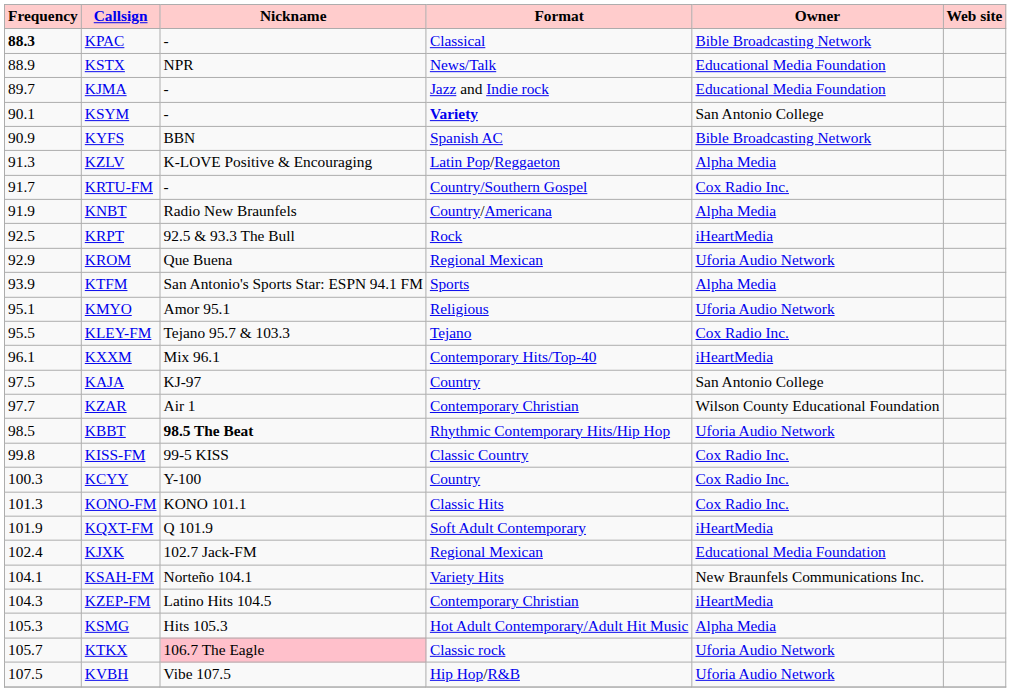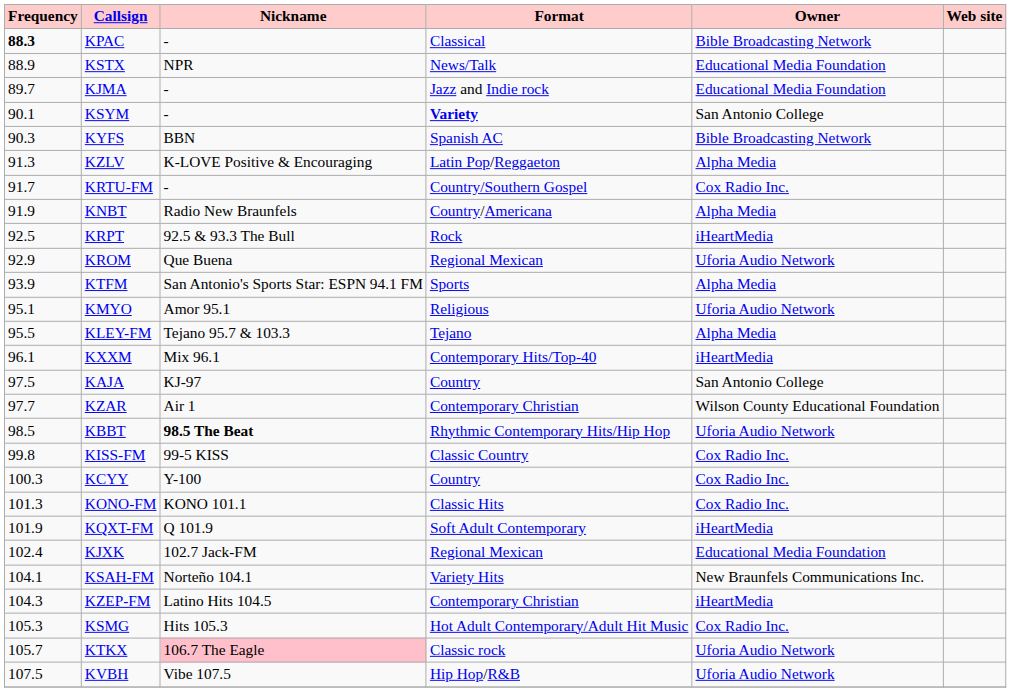(21, 138) 90.9 -> (21, 138) 90.3
(742, 333) Cox Radio Inc. -> (736, 333) Alpha Media
(736, 625) Alpha Media -> (742, 625) Cox Radio Inc.
